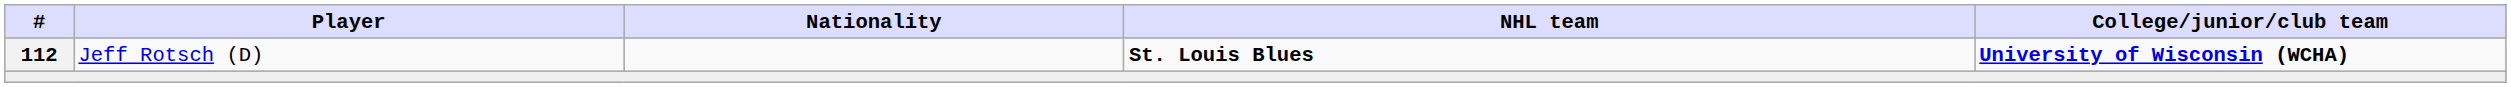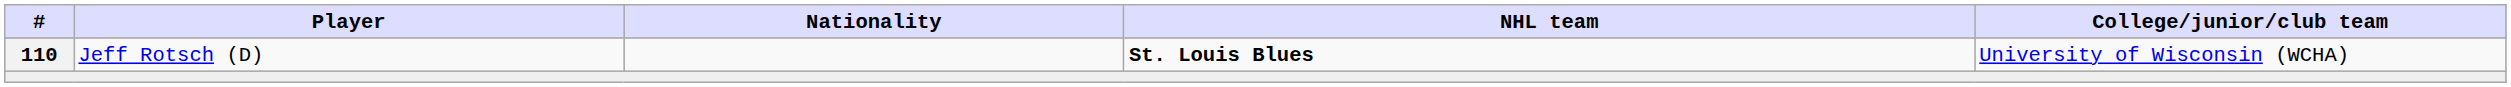(39, 55) 112 -> (39, 55) 110
(2164, 55) bold -> (2164, 55) normal
